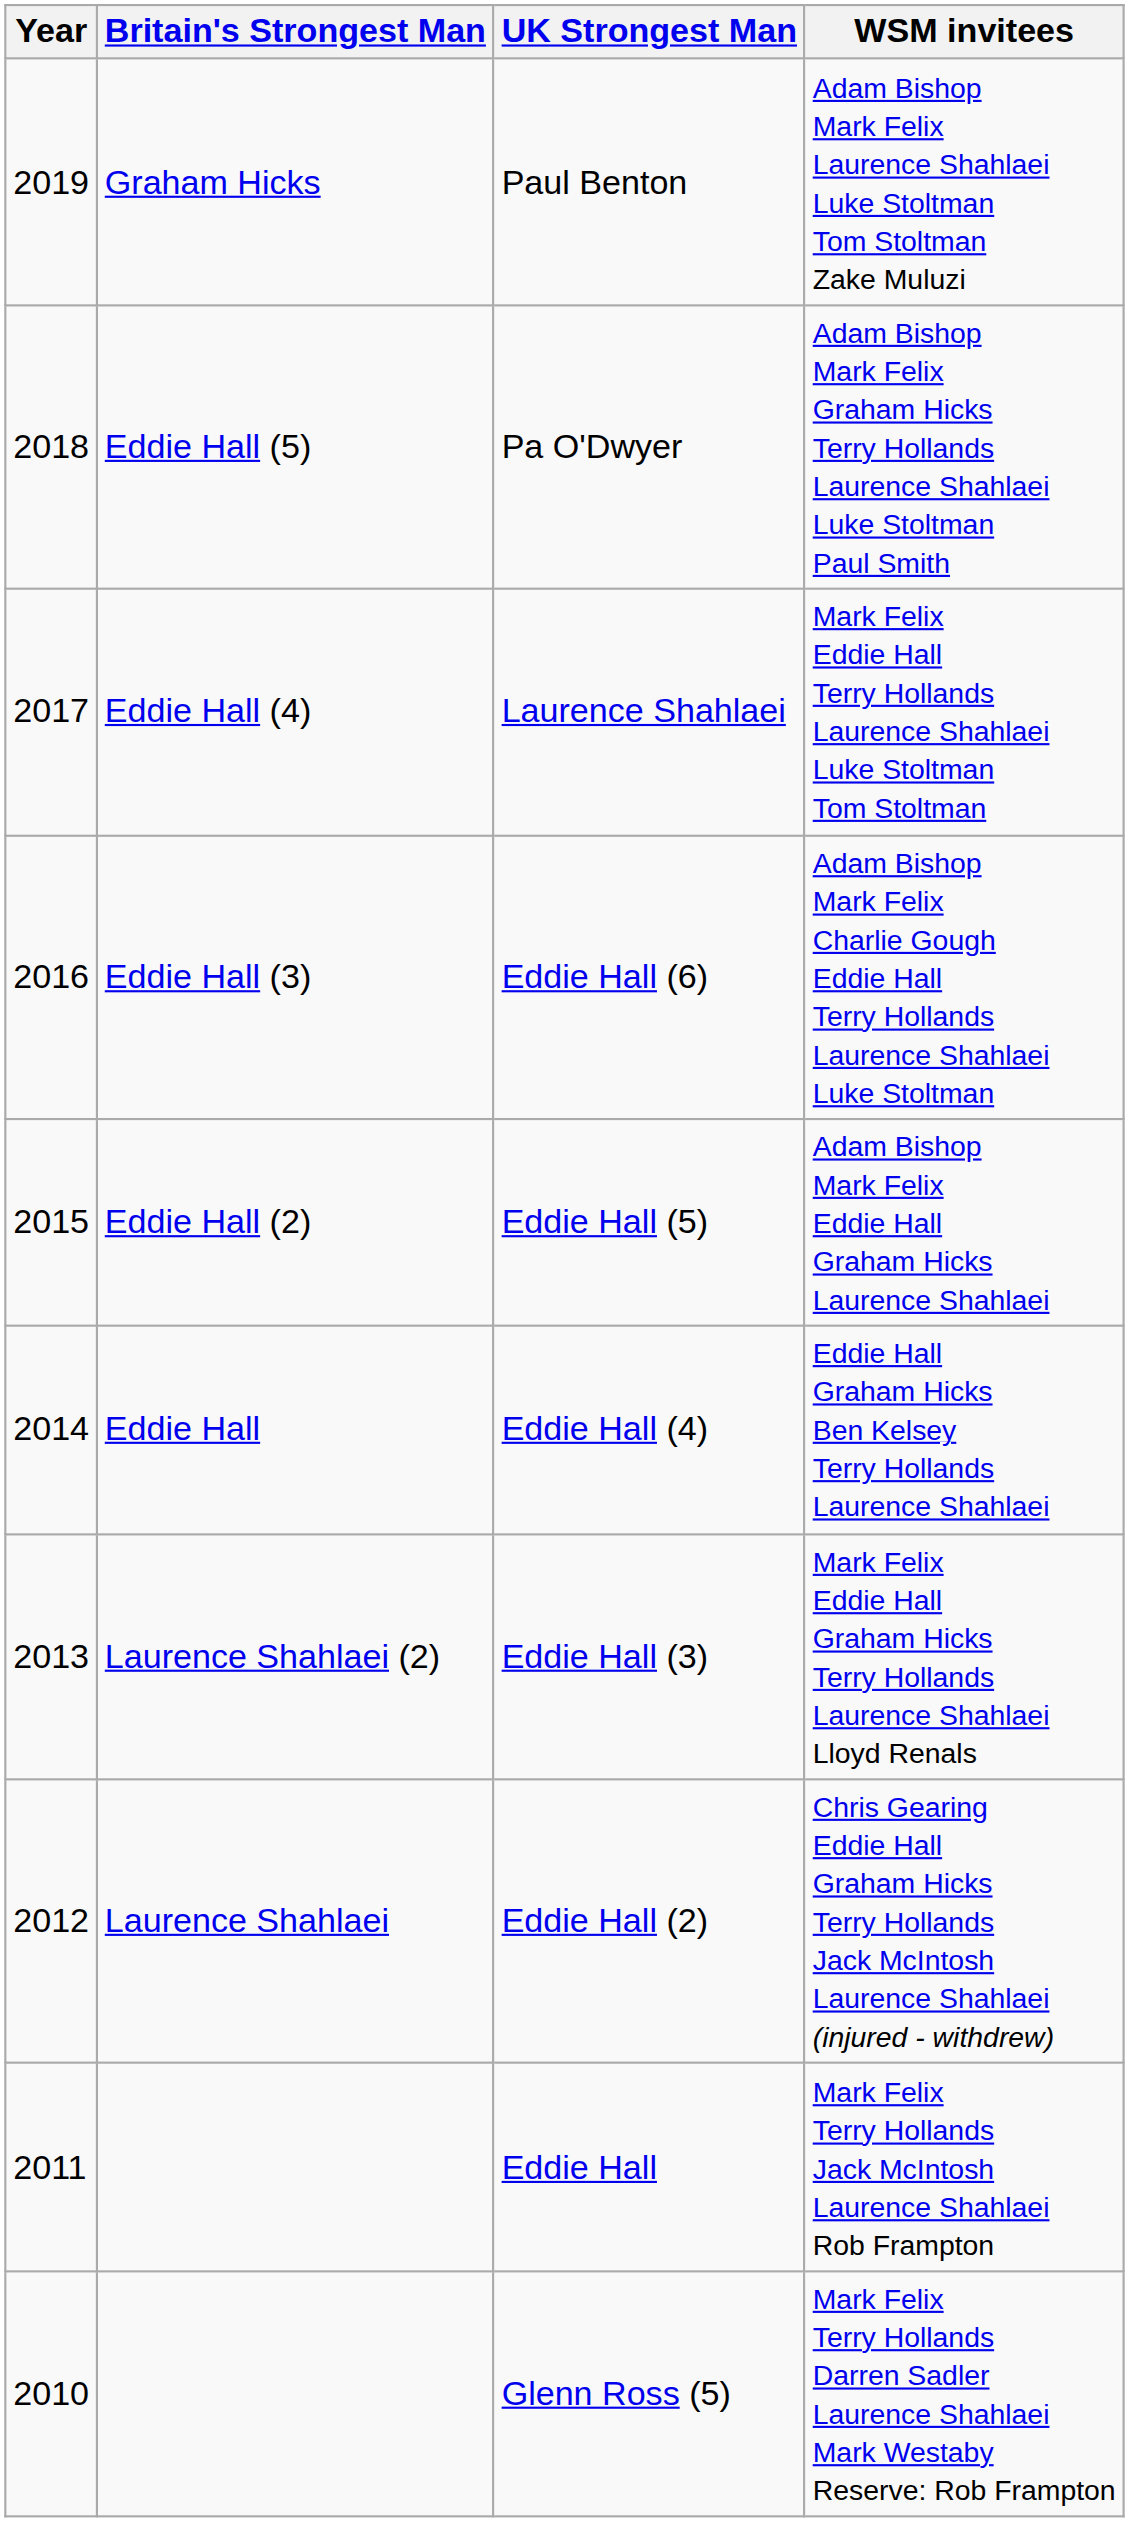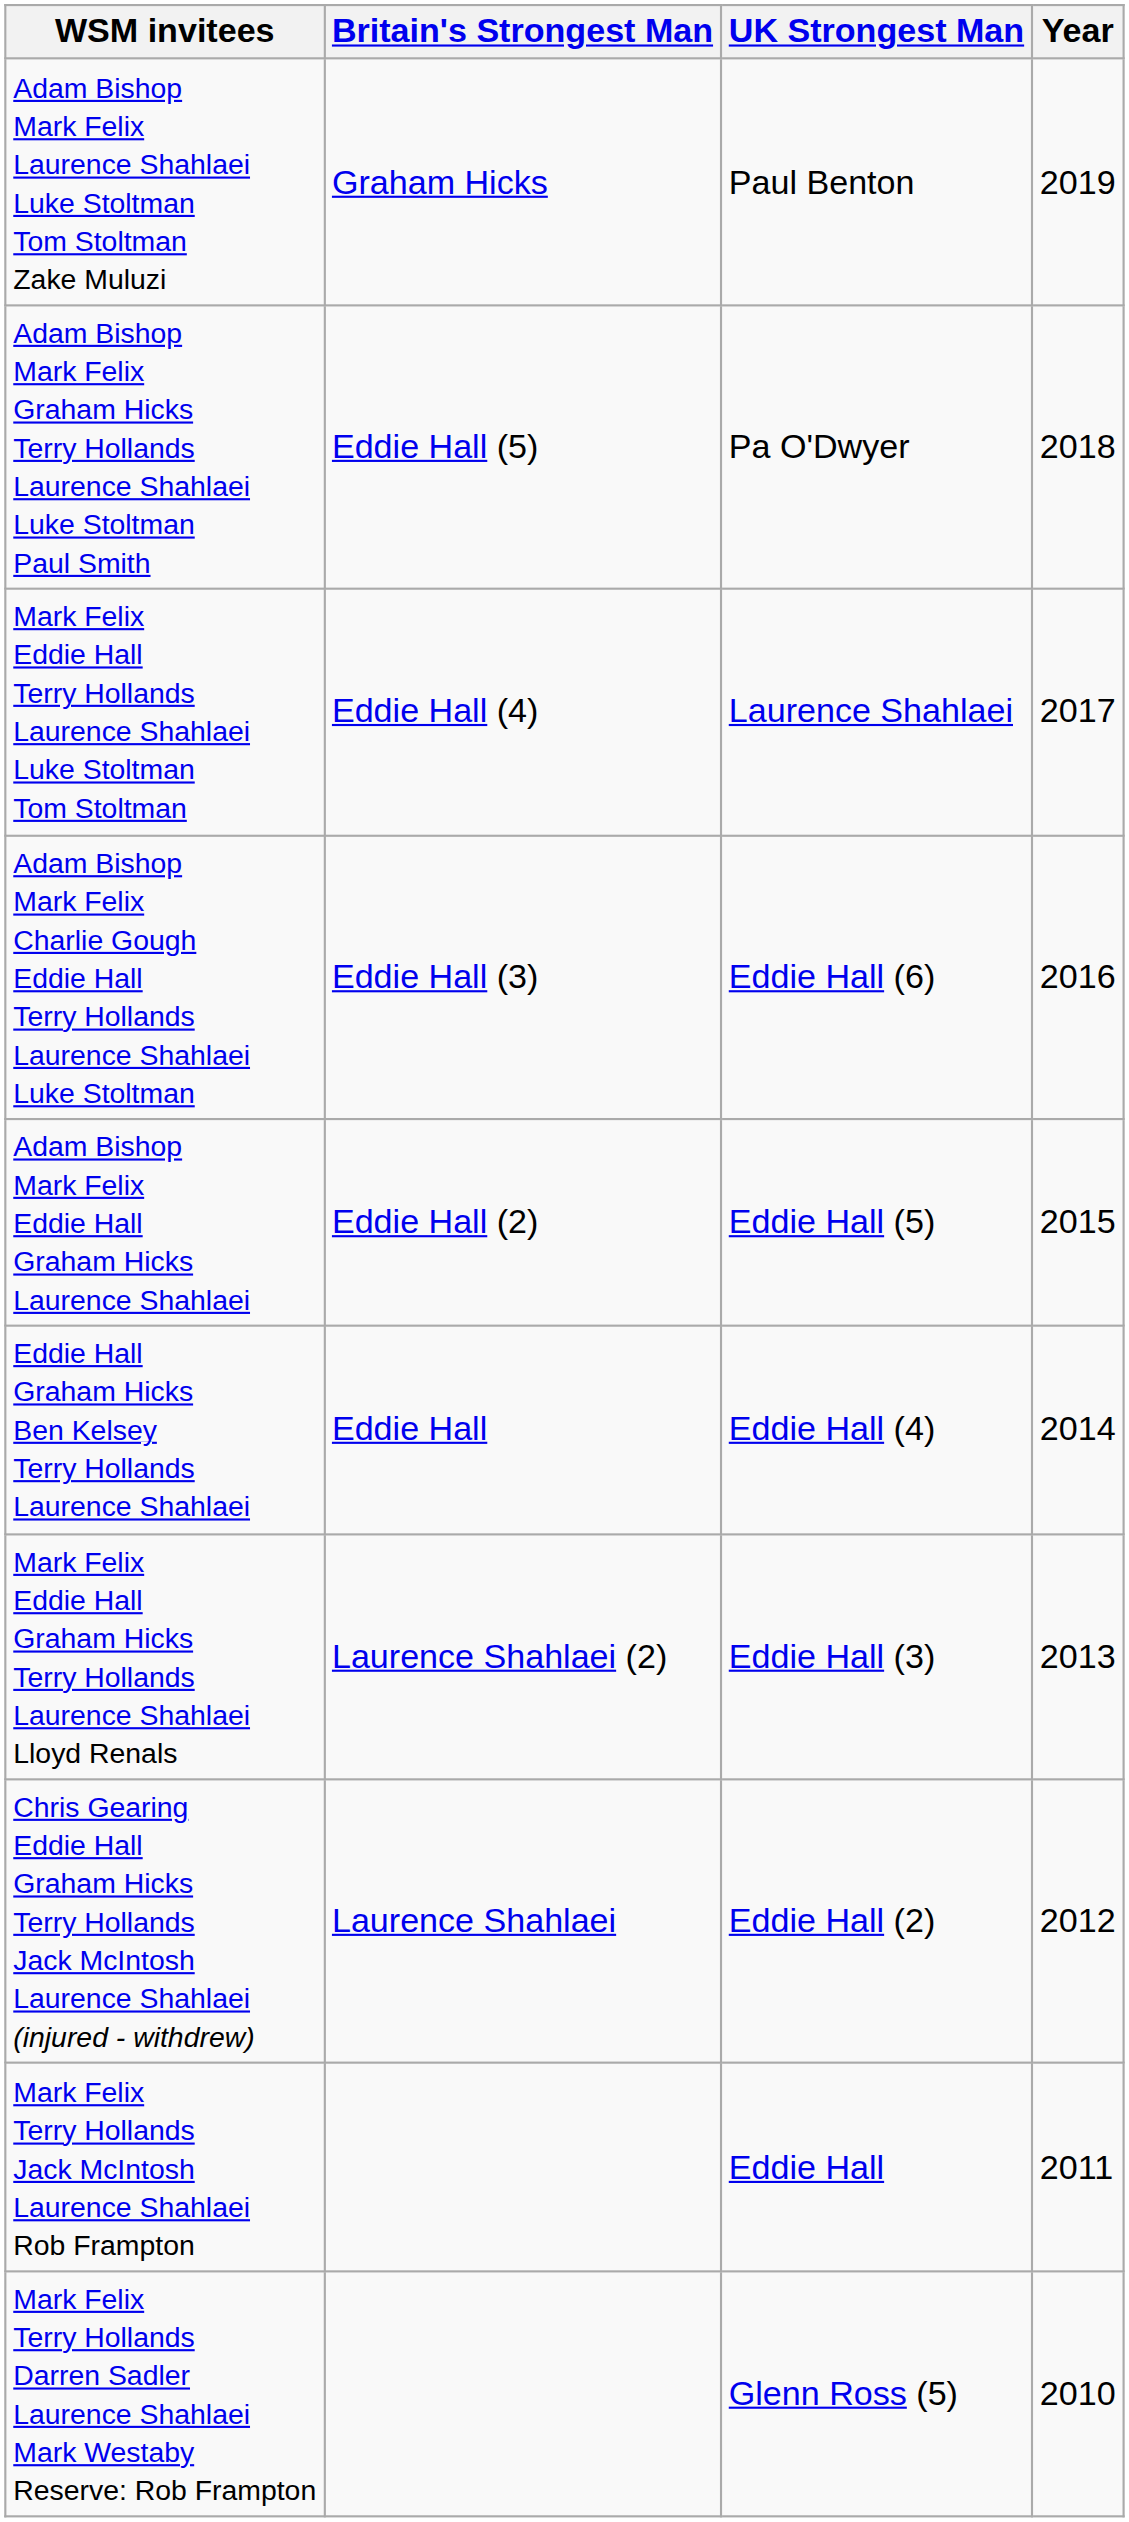columns swapped: (51, 31) <-> (964, 31)
